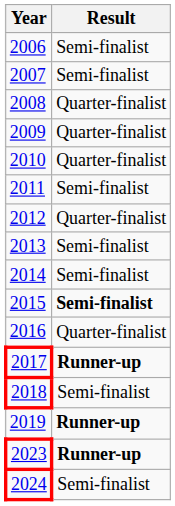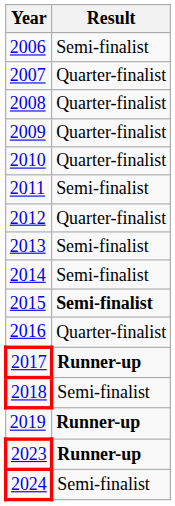(102, 75) Semi-finalist -> (111, 75) Quarter-finalist
